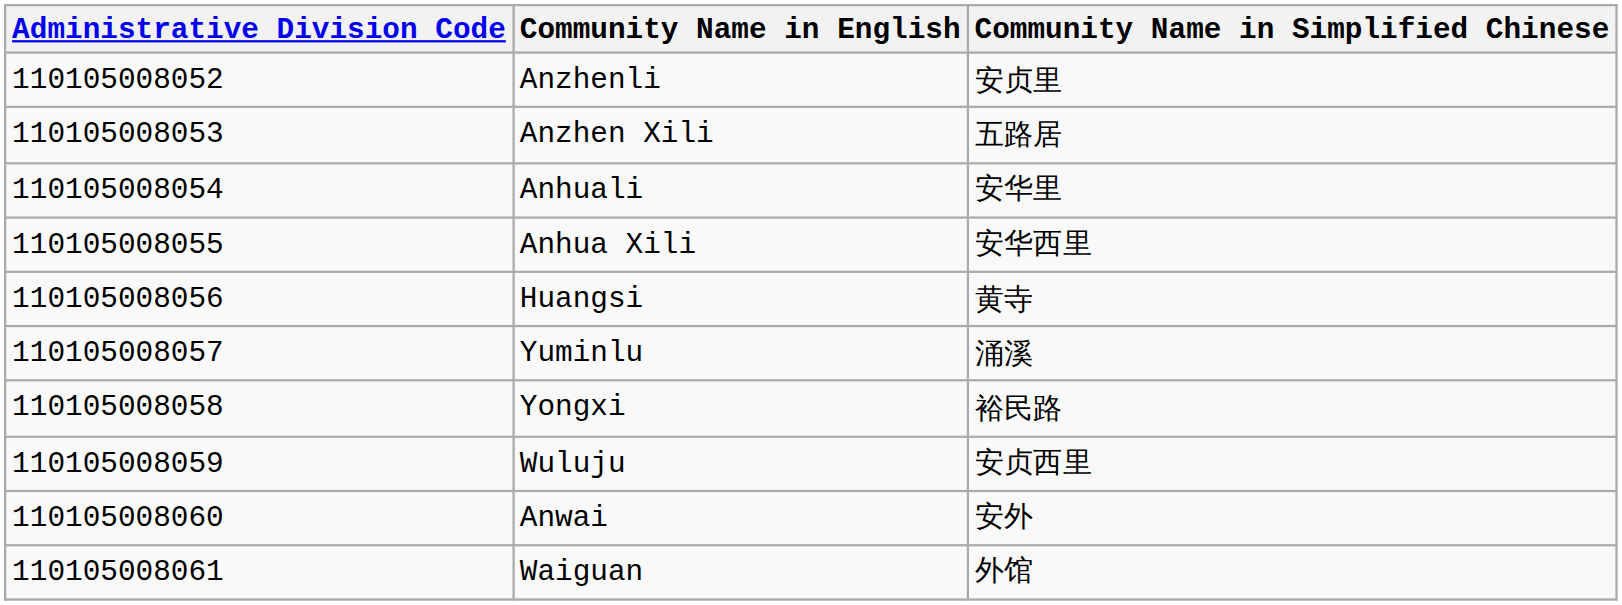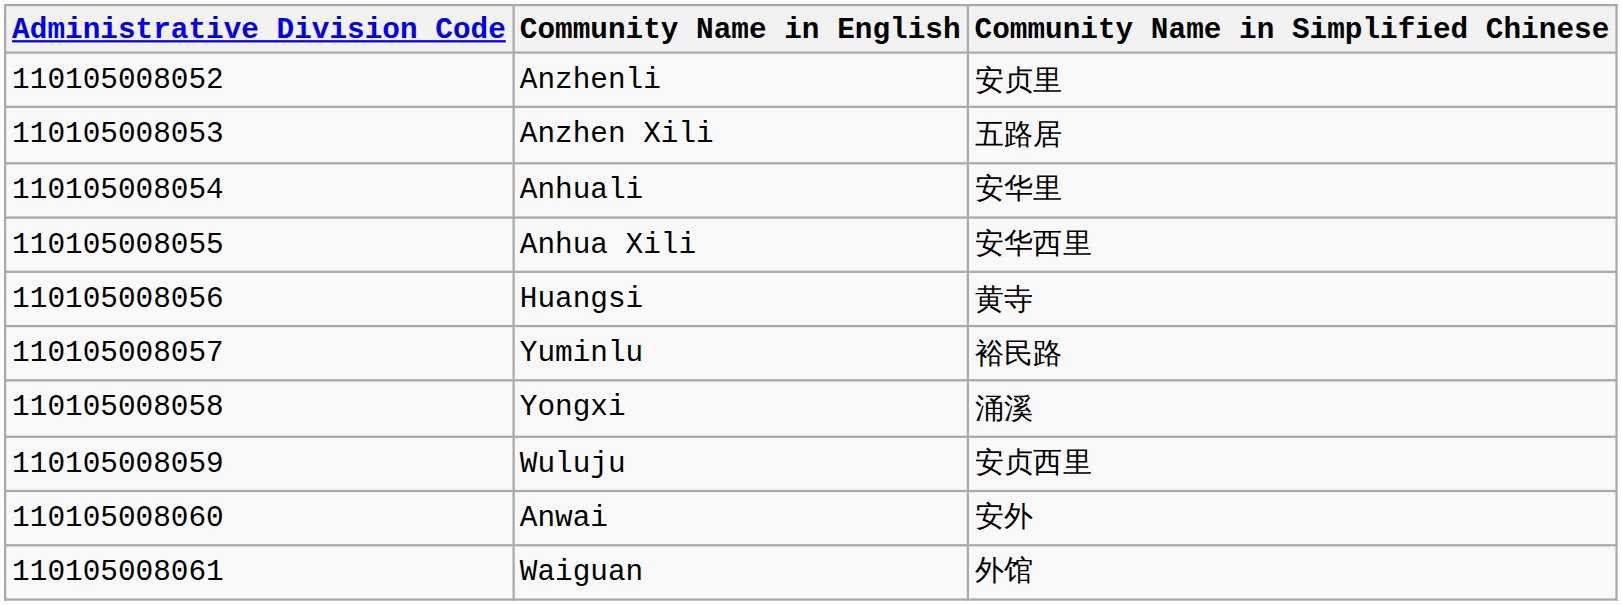(1004, 355) 涌溪 -> (1019, 355) 裕民路
(1019, 409) 裕民路 -> (1004, 409) 涌溪
